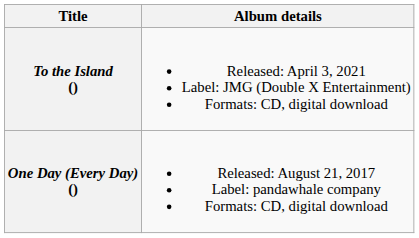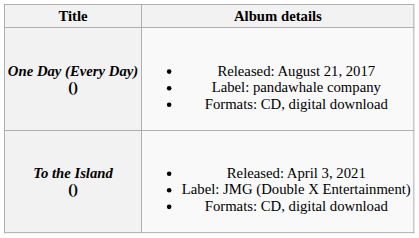rows swapped: (73, 181) <-> (73, 79)
